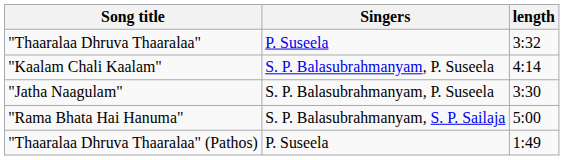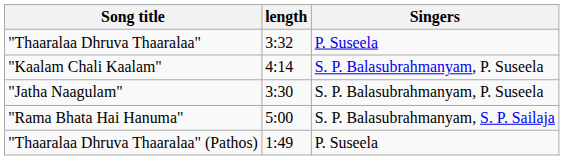columns swapped: (385, 17) <-> (534, 17)
